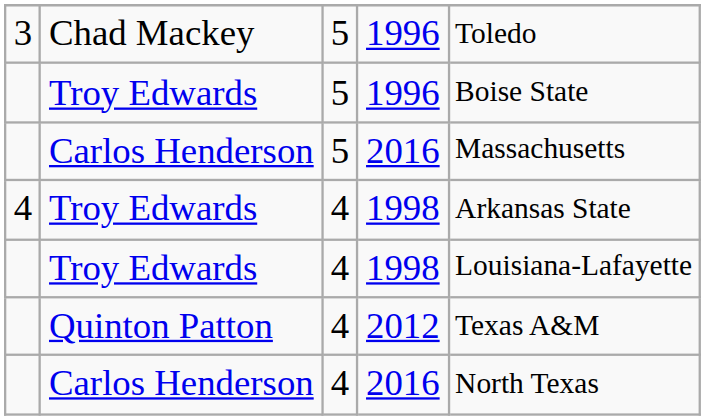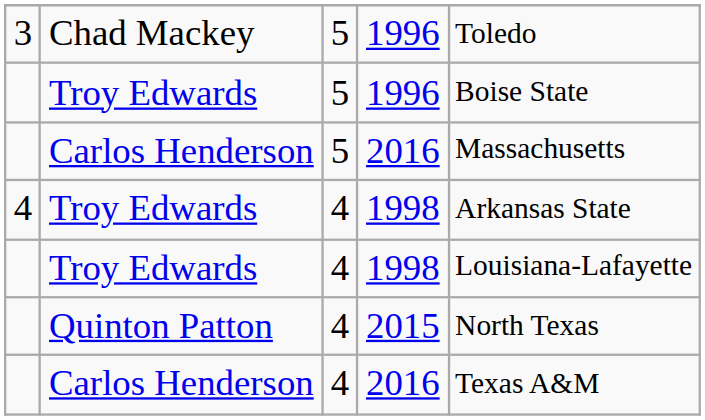(403, 325) 2012 -> (403, 325) 2015
(527, 325) Texas A&M -> (527, 325) North Texas
(527, 383) North Texas -> (527, 383) Texas A&M
